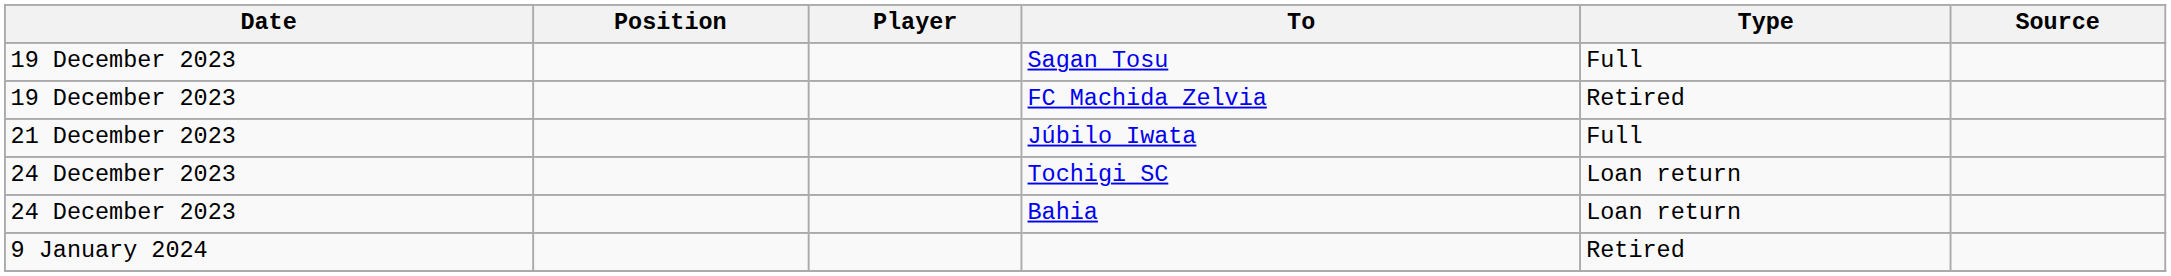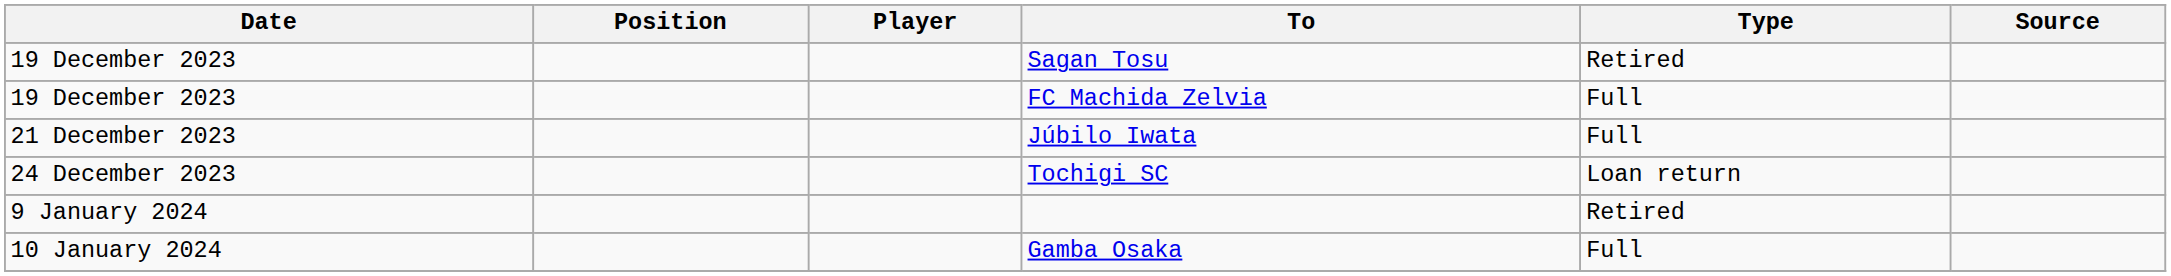(1614, 62) Full -> (1635, 62) Retired
(1635, 100) Retired -> (1614, 100) Full
- row: (123, 214)
+ row: (116, 252)
